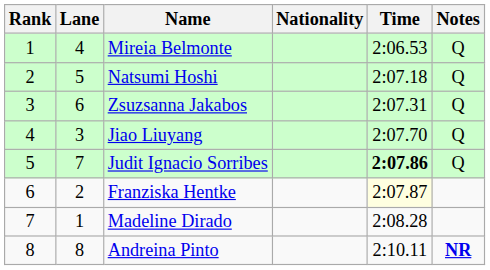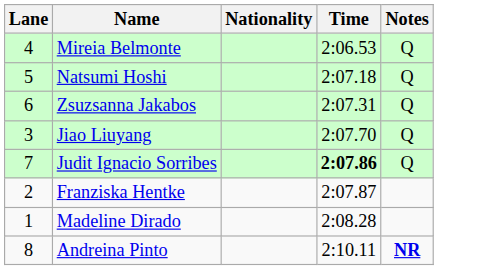- column: (30, 18)
(400, 192) lightyellow background -> (349, 192) no background
